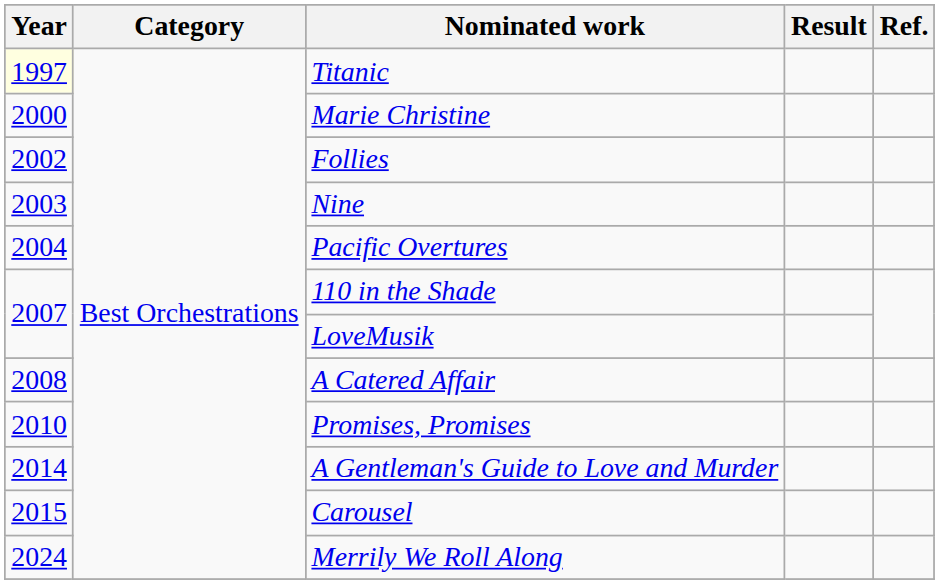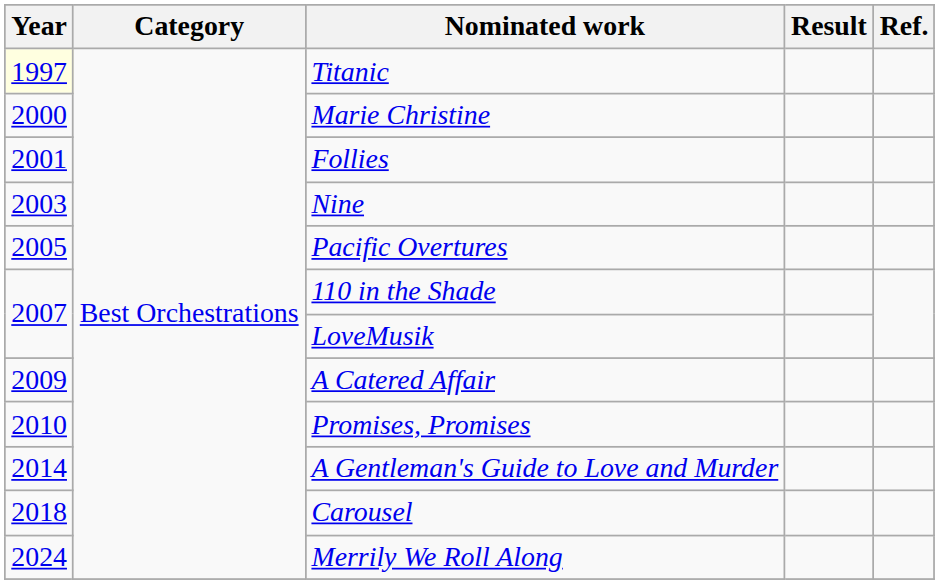(39, 159) 2002 -> (39, 159) 2001
(39, 247) 2004 -> (39, 247) 2005
(39, 379) 2008 -> (39, 379) 2009
(39, 512) 2015 -> (39, 512) 2018
